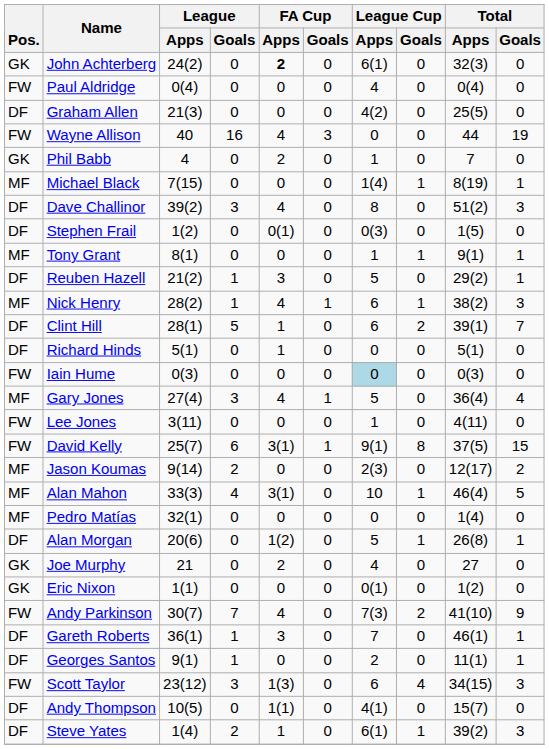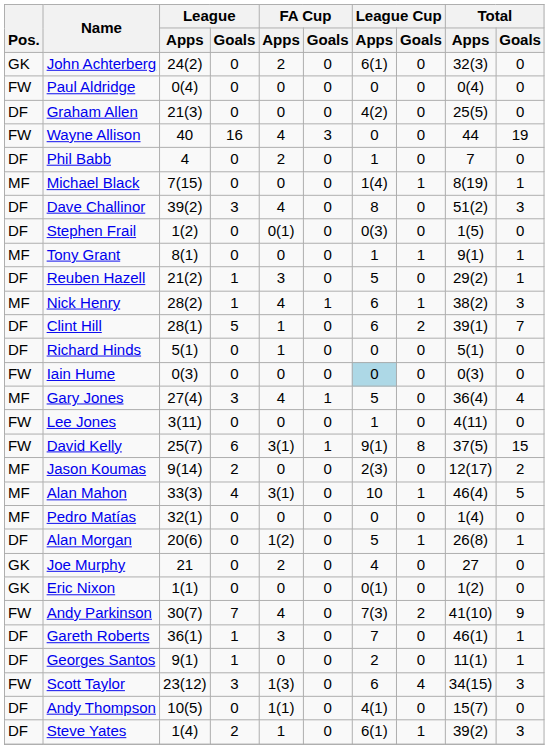(281, 64) bold -> (281, 64) normal
(374, 87) 4 -> (374, 87) 0
(19, 159) GK -> (18, 159) DF
